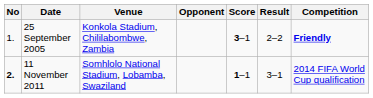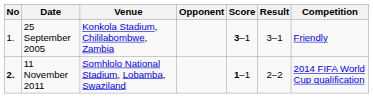(274, 38) 2–2 -> (274, 38) 3–1
(312, 38) bold -> (311, 38) normal
(274, 74) 3–1 -> (274, 74) 2–2
